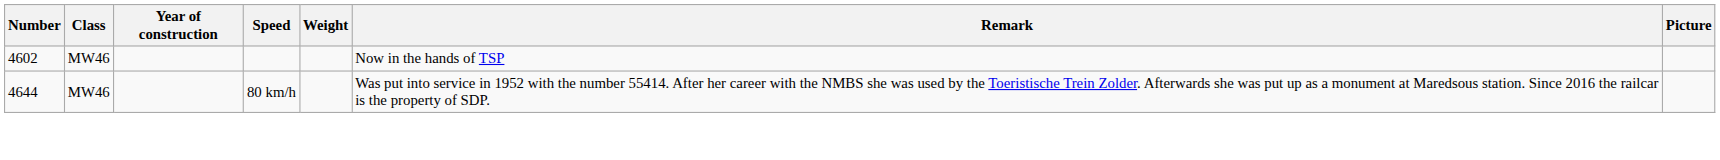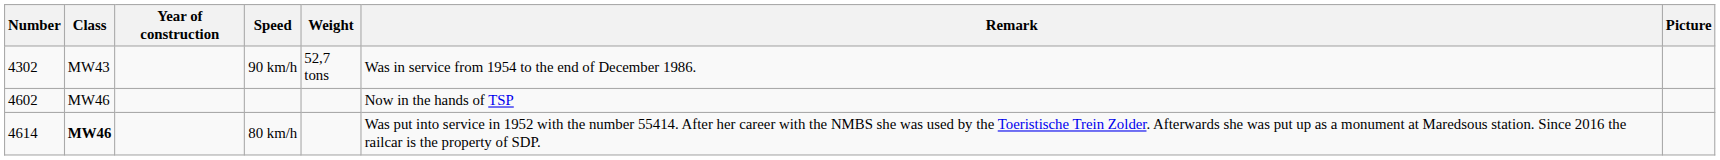+ row: (273, 66)
(23, 91) 4644 -> (23, 133) 4614
(89, 91) normal -> (90, 133) bold
